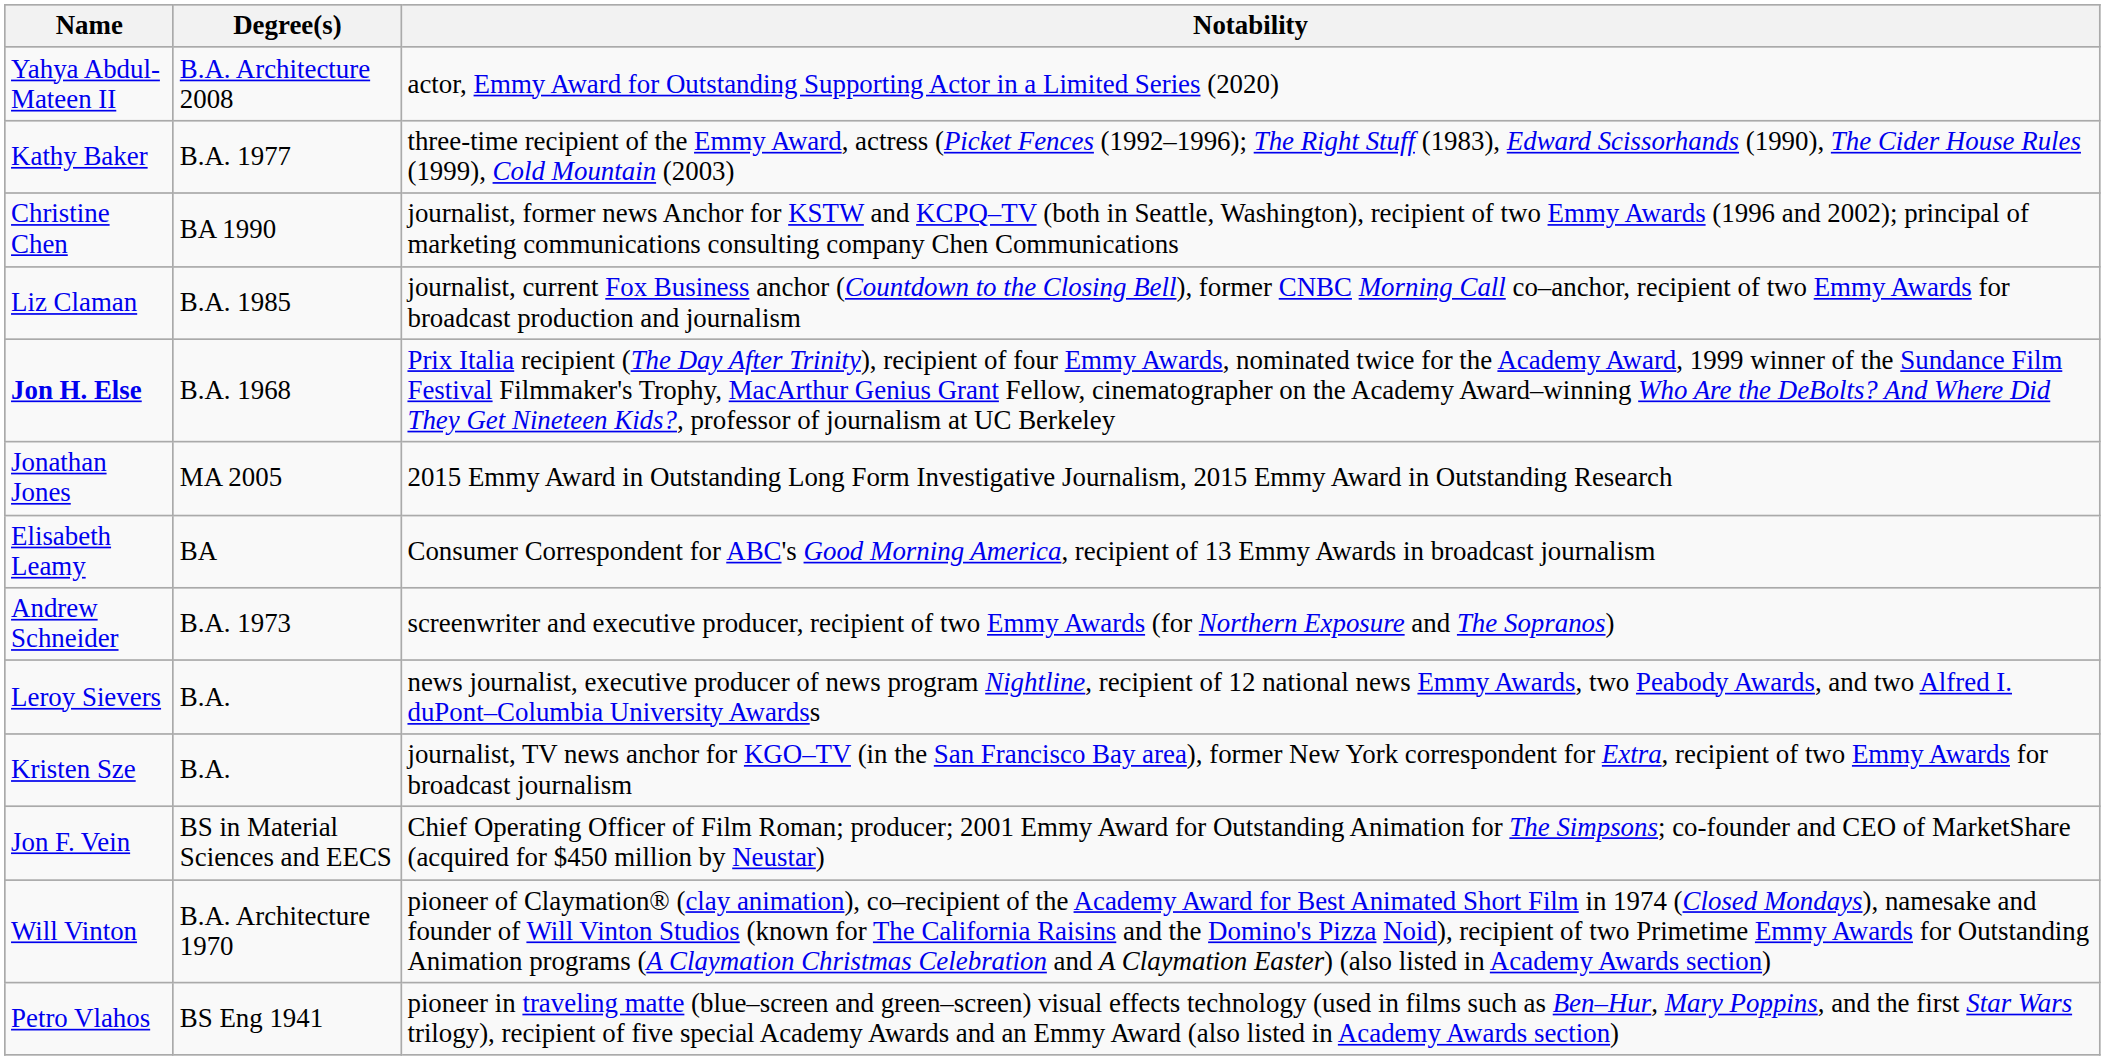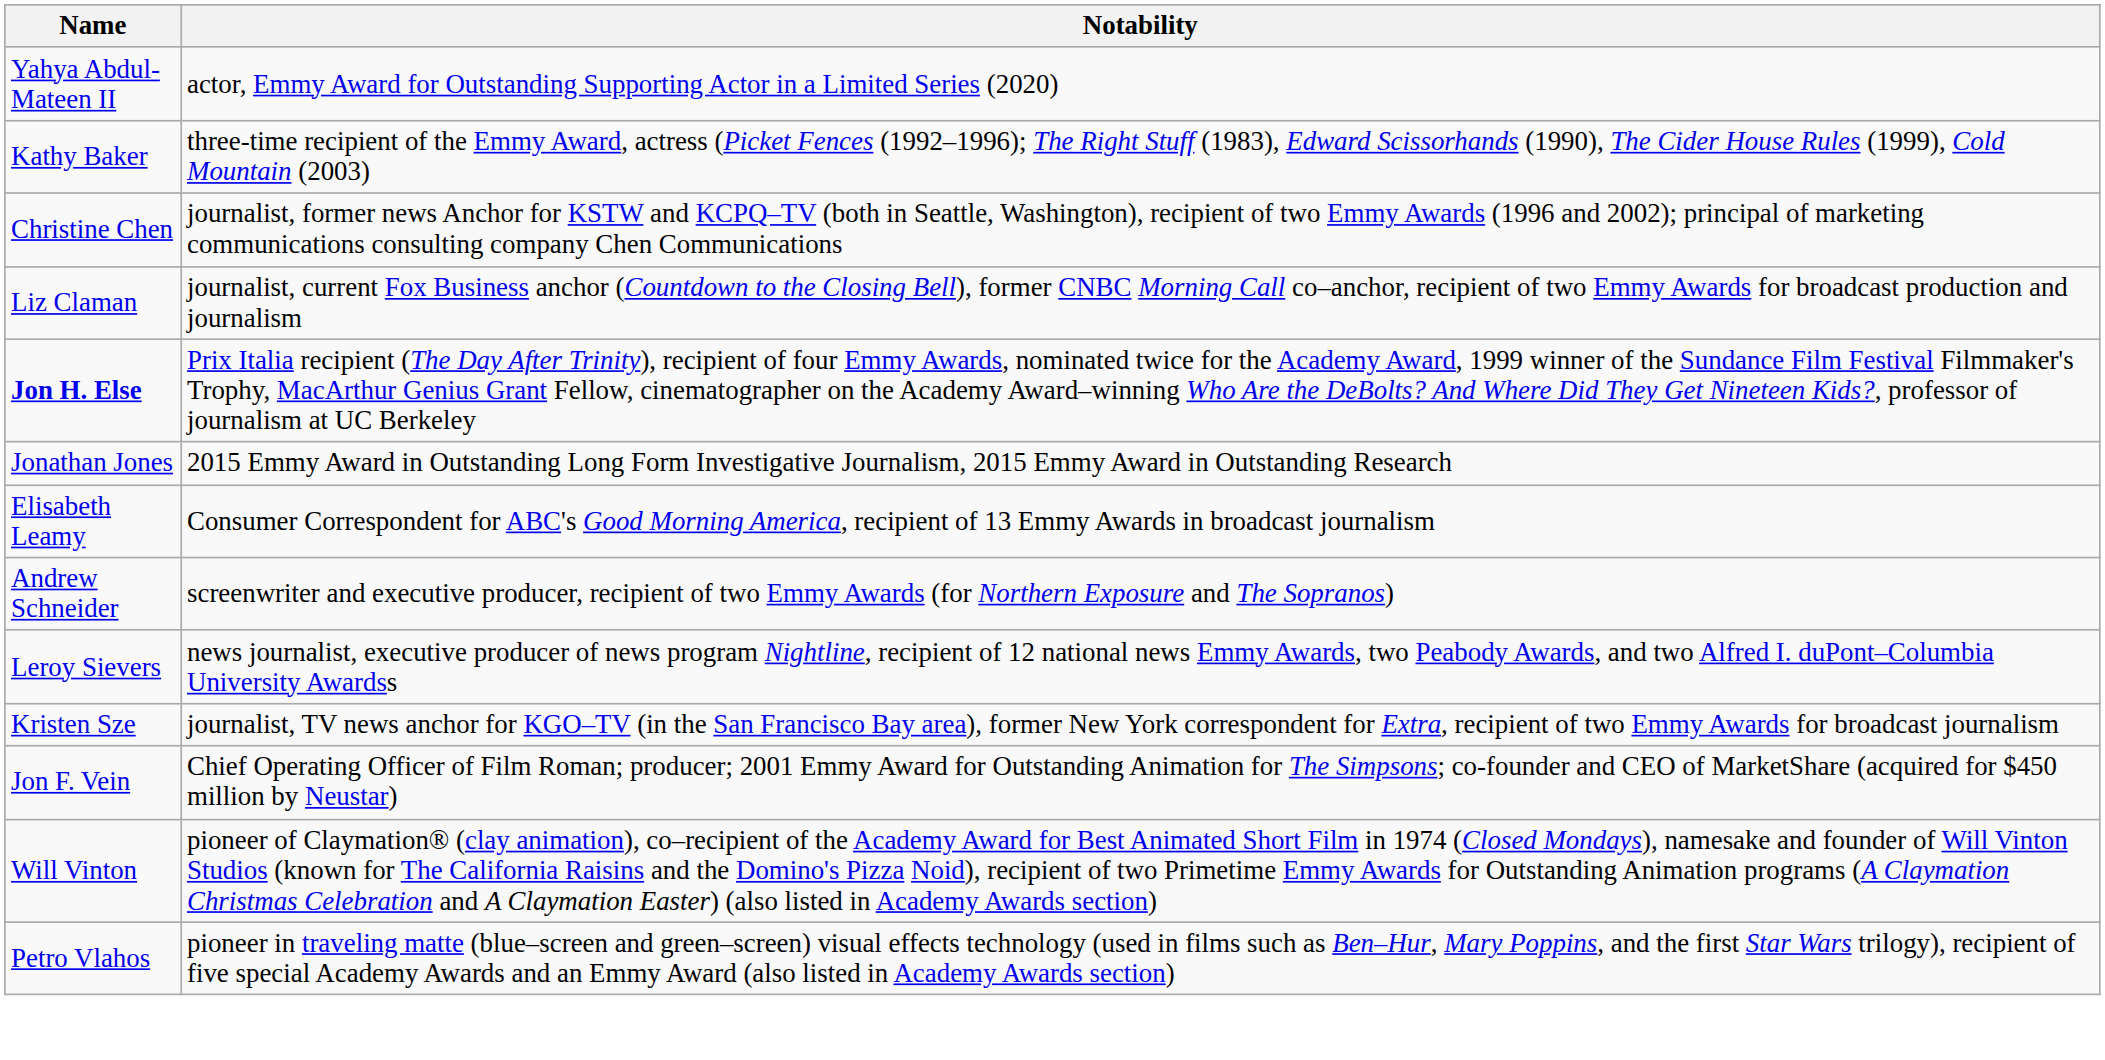- column: (287, 25)
